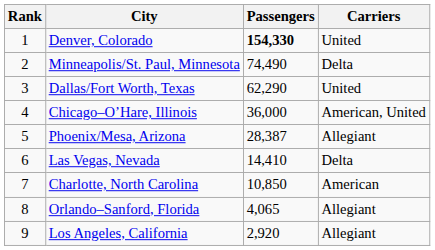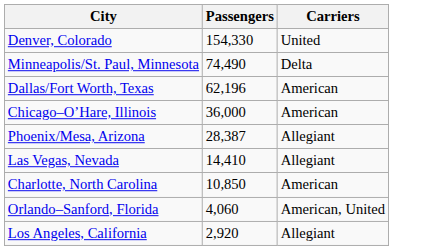- column: (25, 16)
(270, 40) bold -> (230, 40) normal
(267, 88) 62,290 -> (226, 88) 62,196
(341, 88) United -> (309, 88) American
(374, 112) American, United -> (309, 112) American
(337, 161) Delta -> (308, 161) Allegiant
(263, 209) 4,065 -> (222, 209) 4,060
(349, 209) Allegiant -> (333, 209) American, United
